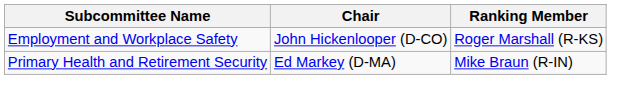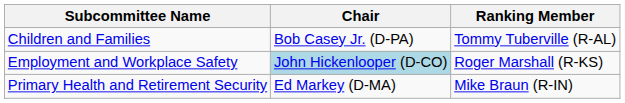+ row: (79, 39)
(361, 39) no background -> (361, 62) lightblue background
